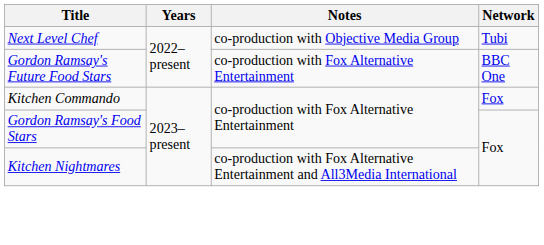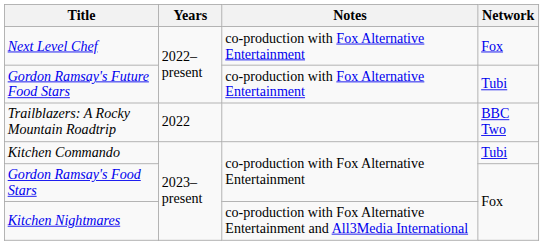(337, 37) co-production with Objective Media Group -> (325, 45) co-production with Fox Alternative Entertainment
(495, 37) Tubi -> (492, 45) Fox
(496, 68) BBC One -> (494, 84) Tubi
+ row: (69, 122)
(493, 98) Fox -> (494, 152) Tubi
